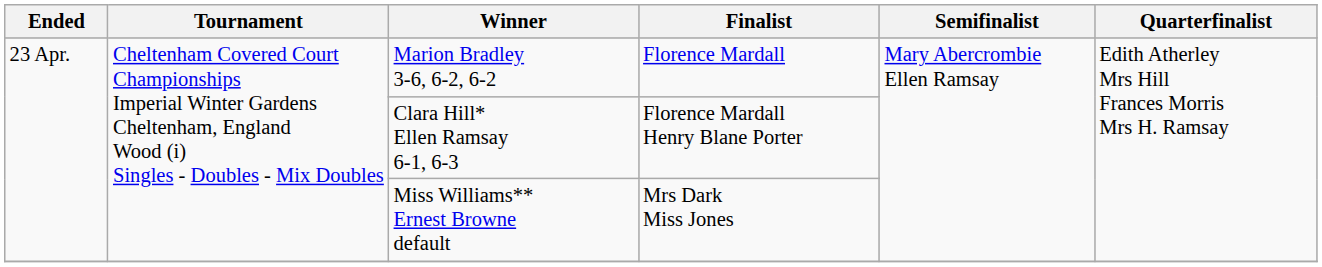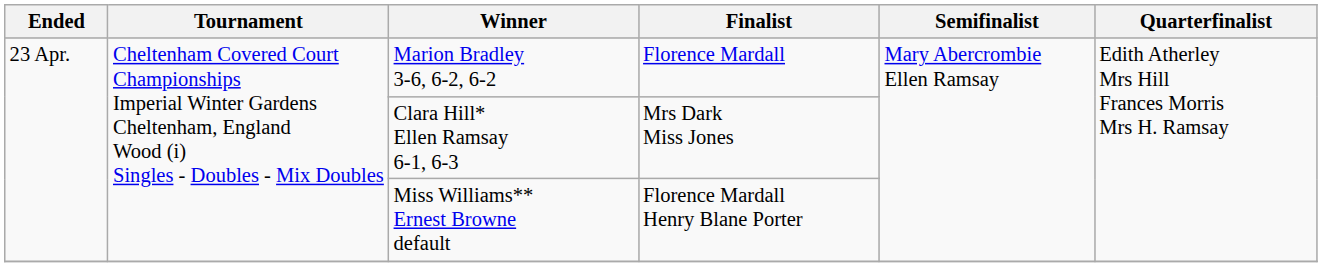(723, 125) Florence Mardall Henry Blane Porter -> (688, 125) Mrs Dark Miss Jones
(688, 207) Mrs Dark Miss Jones -> (723, 207) Florence Mardall Henry Blane Porter
